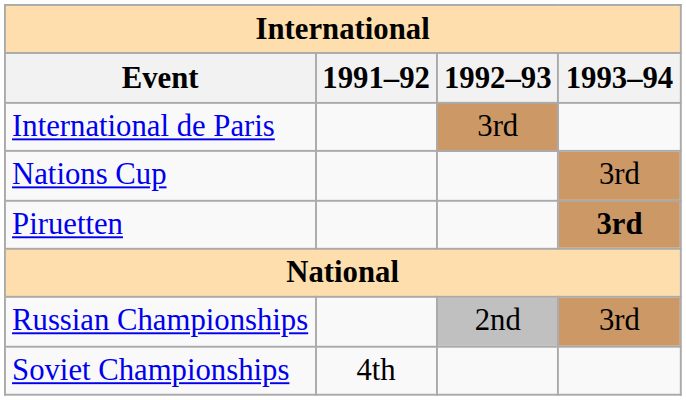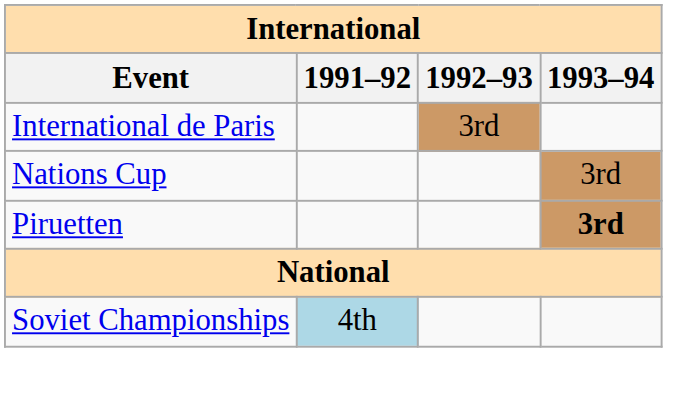- row: (160, 321)
(376, 369) no background -> (357, 321) lightblue background
